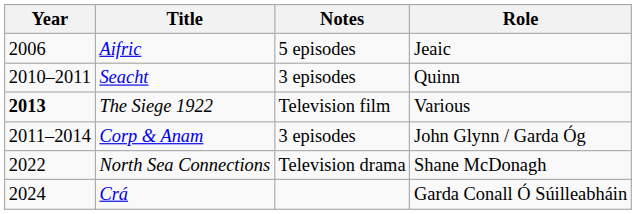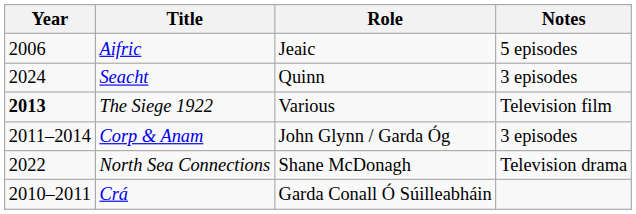columns swapped: (521, 19) <-> (342, 19)
(50, 77) 2010–2011 -> (27, 77) 2024
(27, 194) 2024 -> (50, 194) 2010–2011
